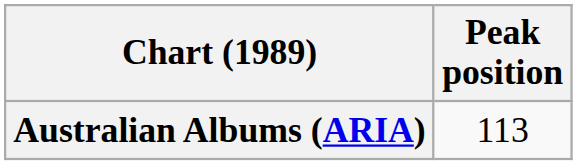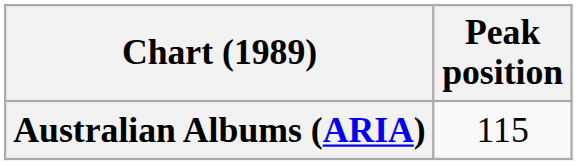(503, 129) 113 -> (503, 129) 115
